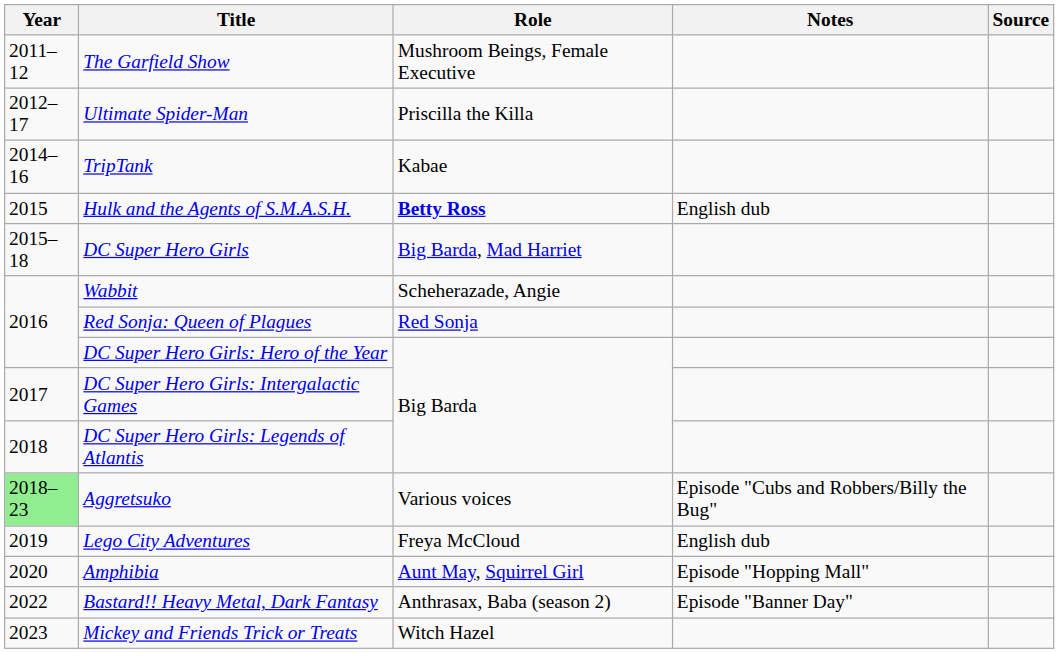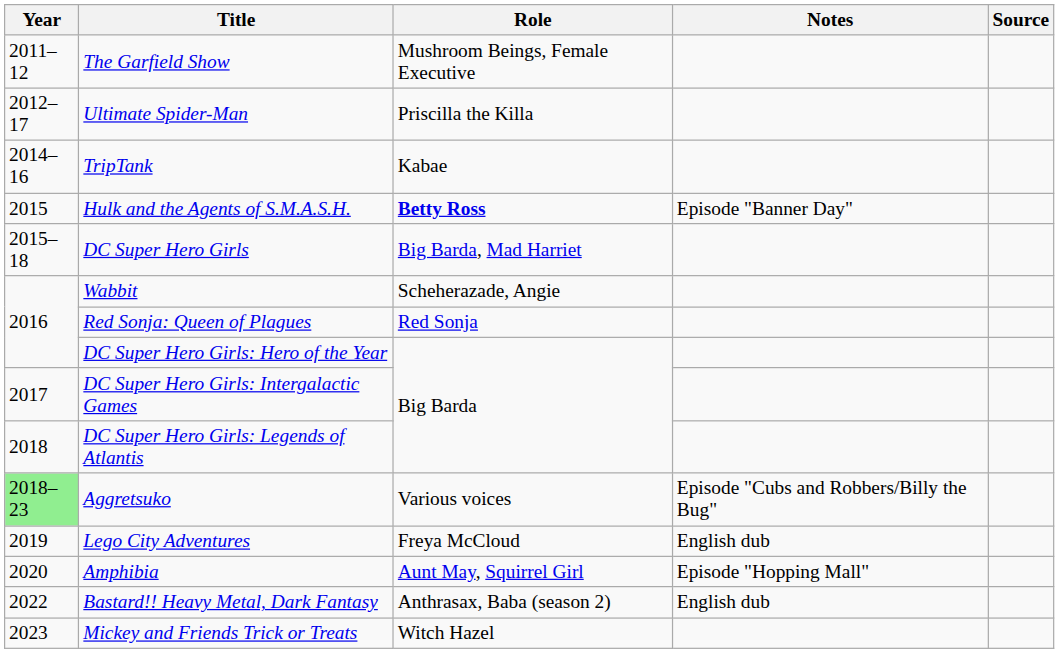(723, 208) English dub -> (765, 208) Episode "Banner Day"
(765, 602) Episode "Banner Day" -> (723, 602) English dub
